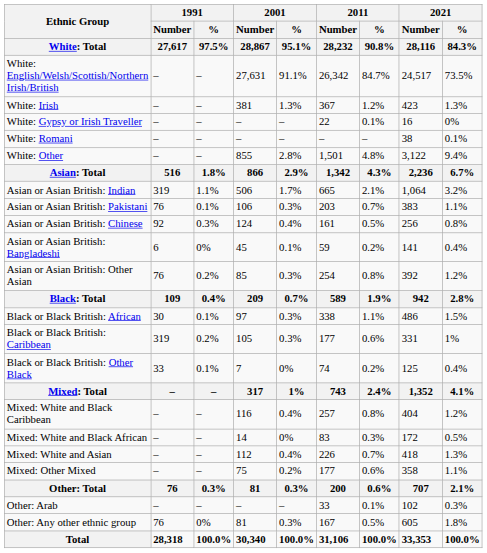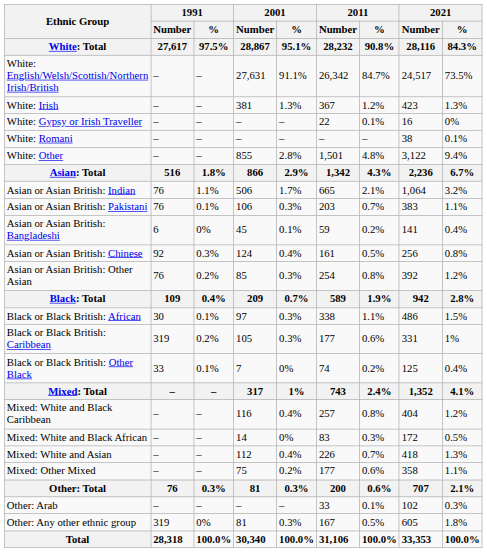(161, 190) 319 -> (159, 190) 76
rows swapped: (56, 247) <-> (75, 224)
(159, 522) 76 -> (161, 522) 319
